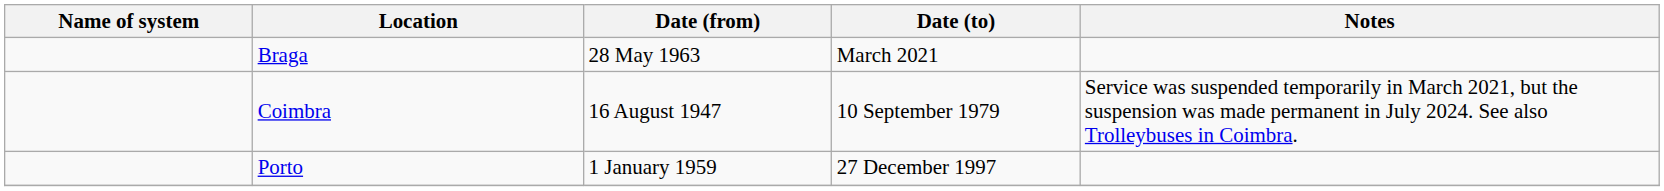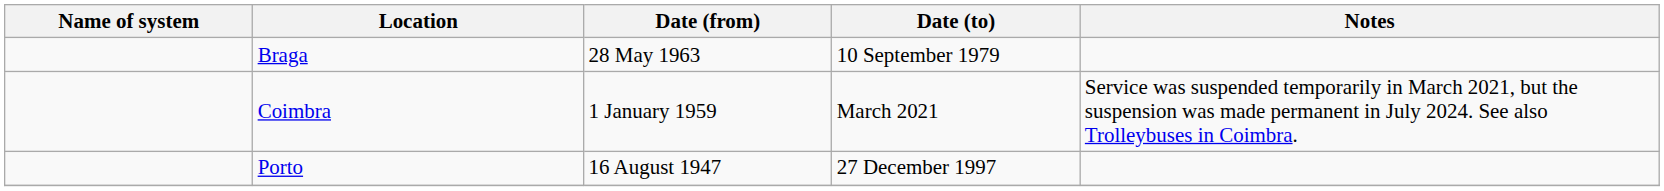(888, 54) March 2021 -> (918, 54) 10 September 1979
(655, 111) 16 August 1947 -> (653, 111) 1 January 1959
(918, 111) 10 September 1979 -> (888, 111) March 2021
(653, 168) 1 January 1959 -> (655, 168) 16 August 1947
